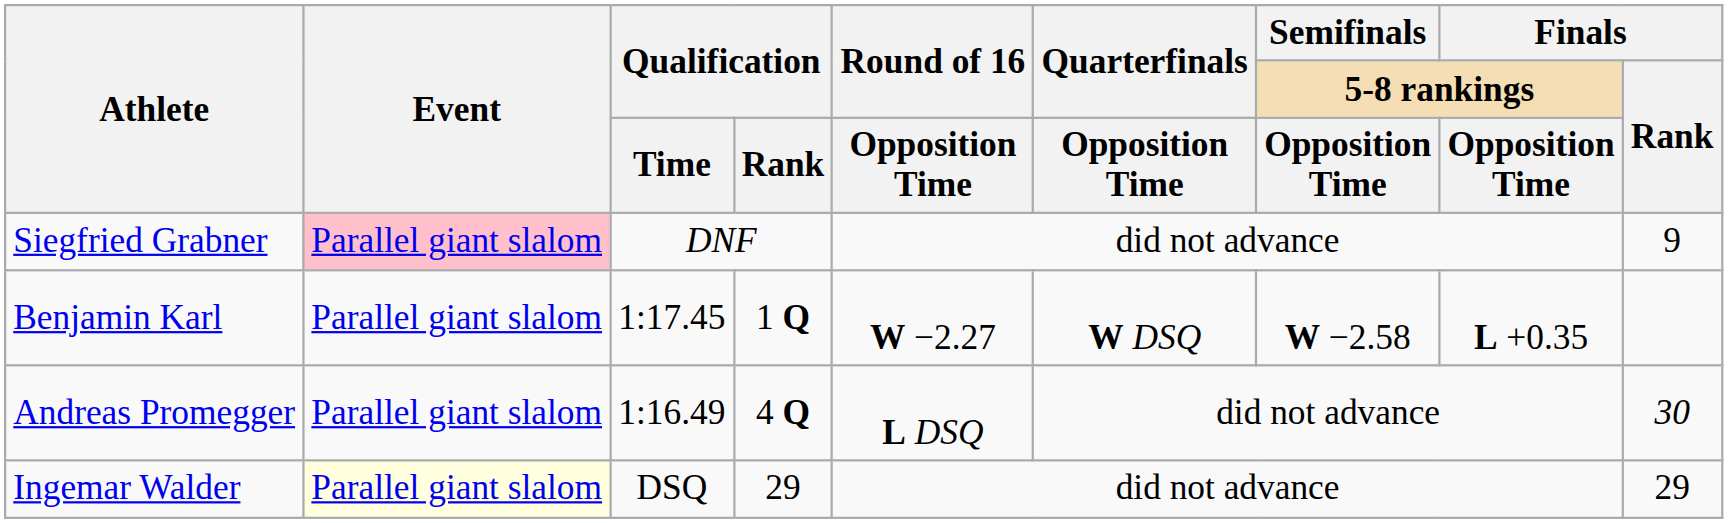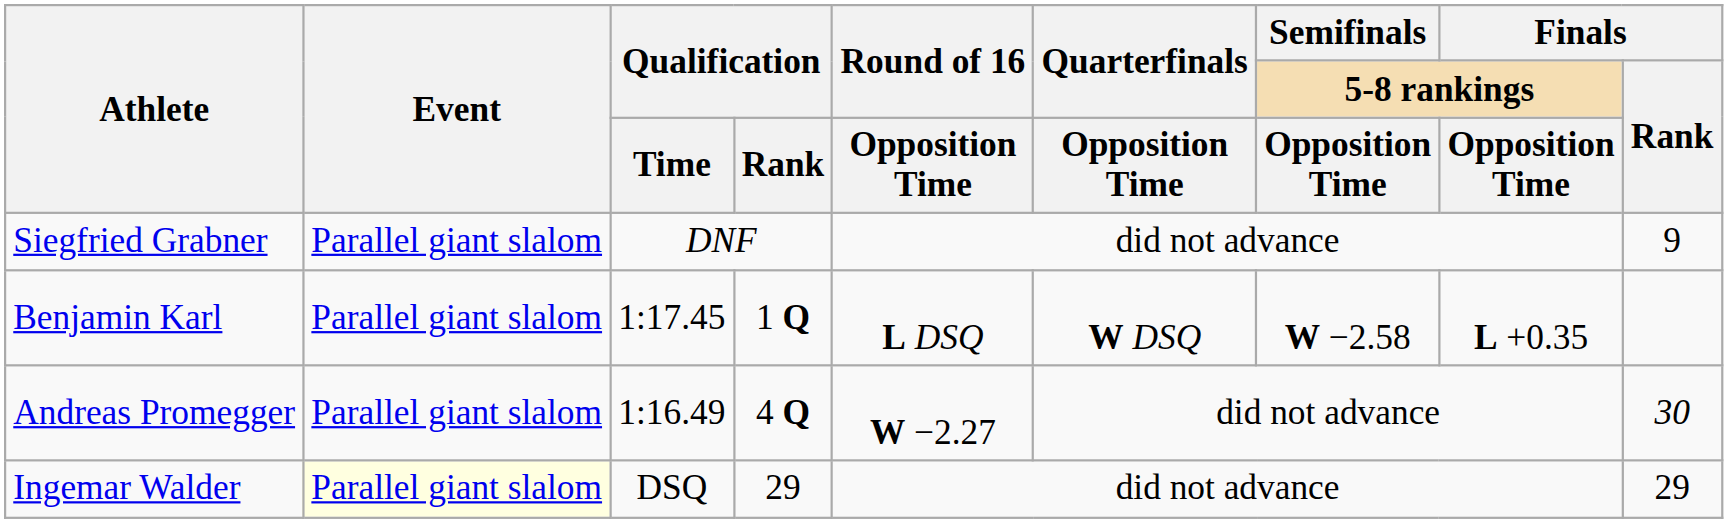(457, 240) pink background -> (457, 240) no background
(933, 336) W −2.27 -> (933, 336) L DSQ
(933, 432) L DSQ -> (933, 432) W −2.27
